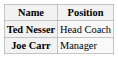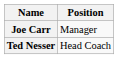rows swapped: (31, 45) <-> (31, 29)
